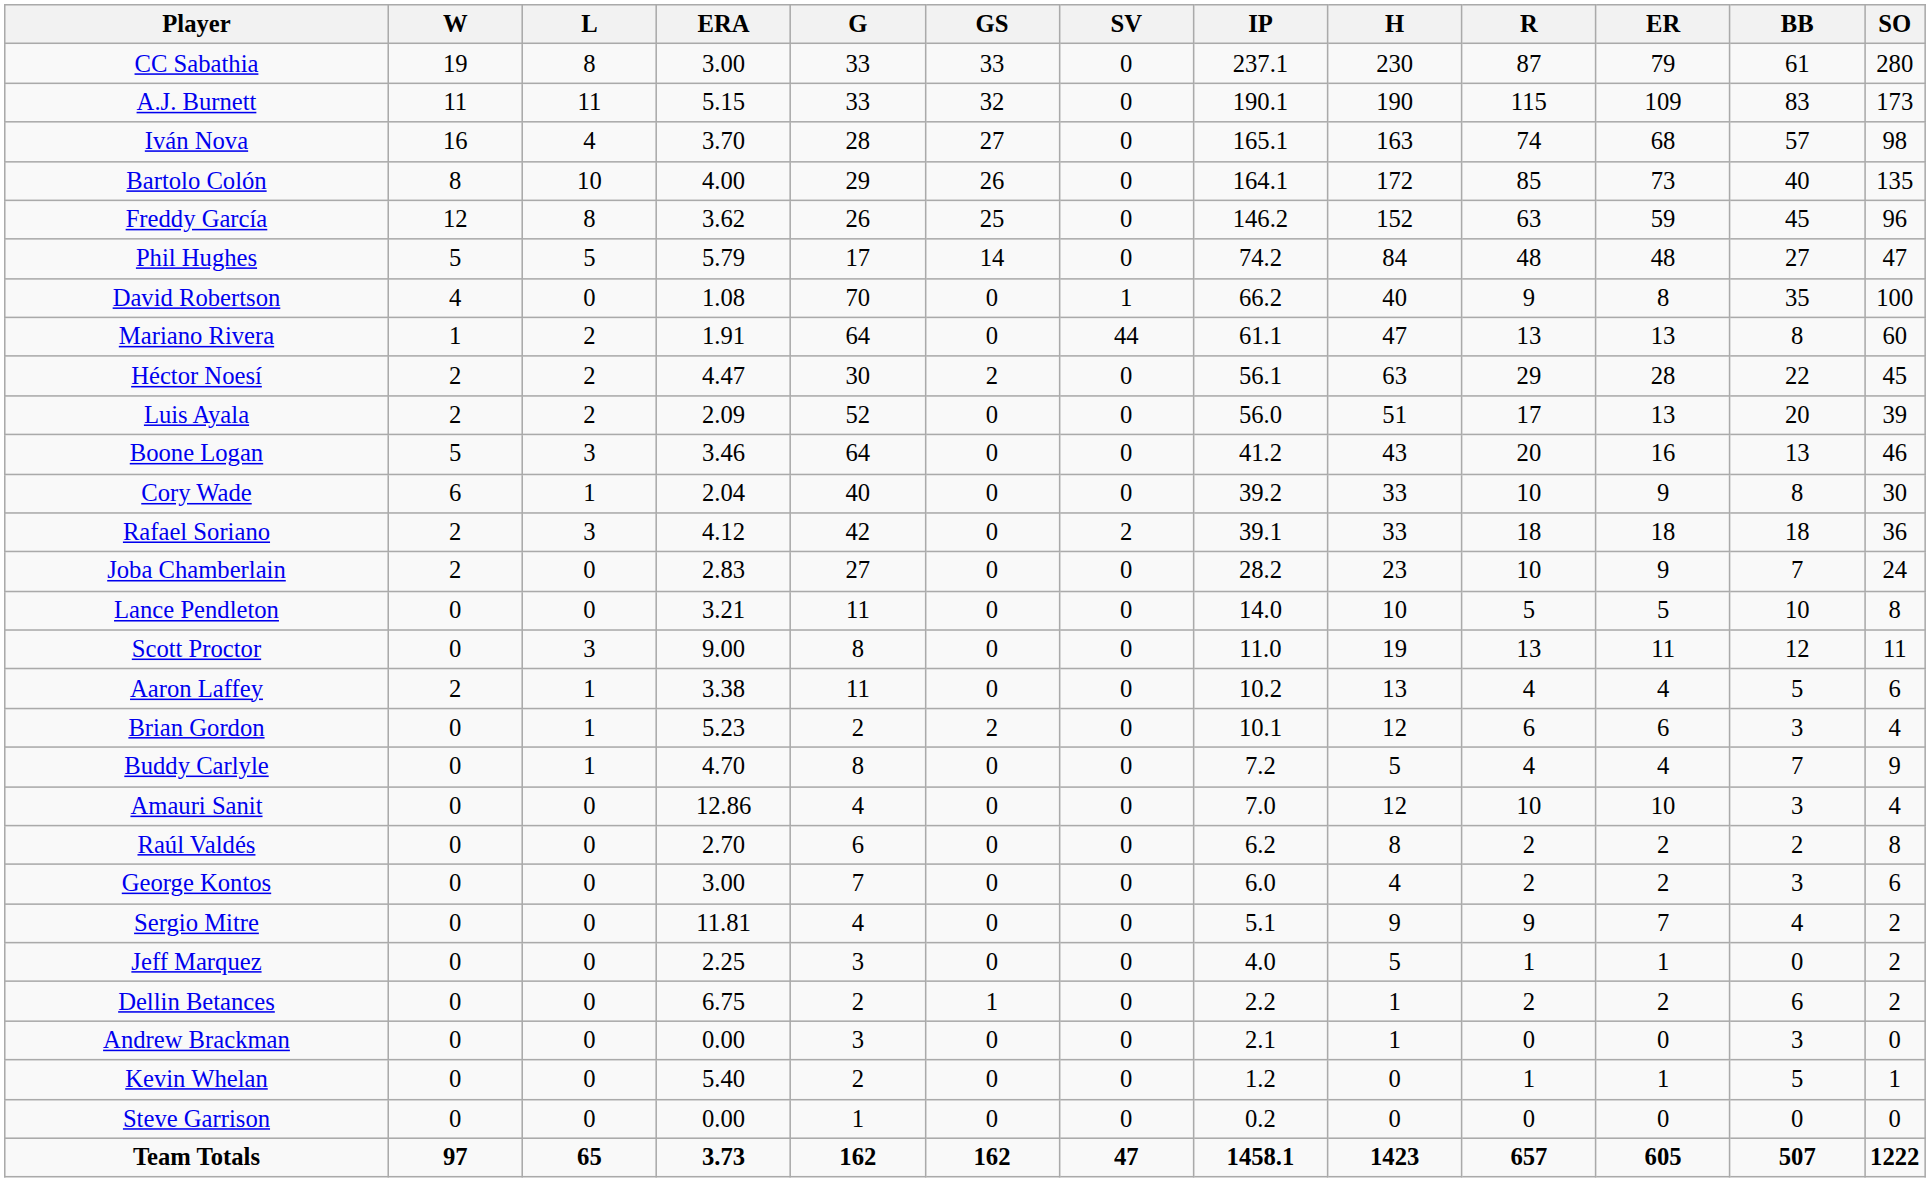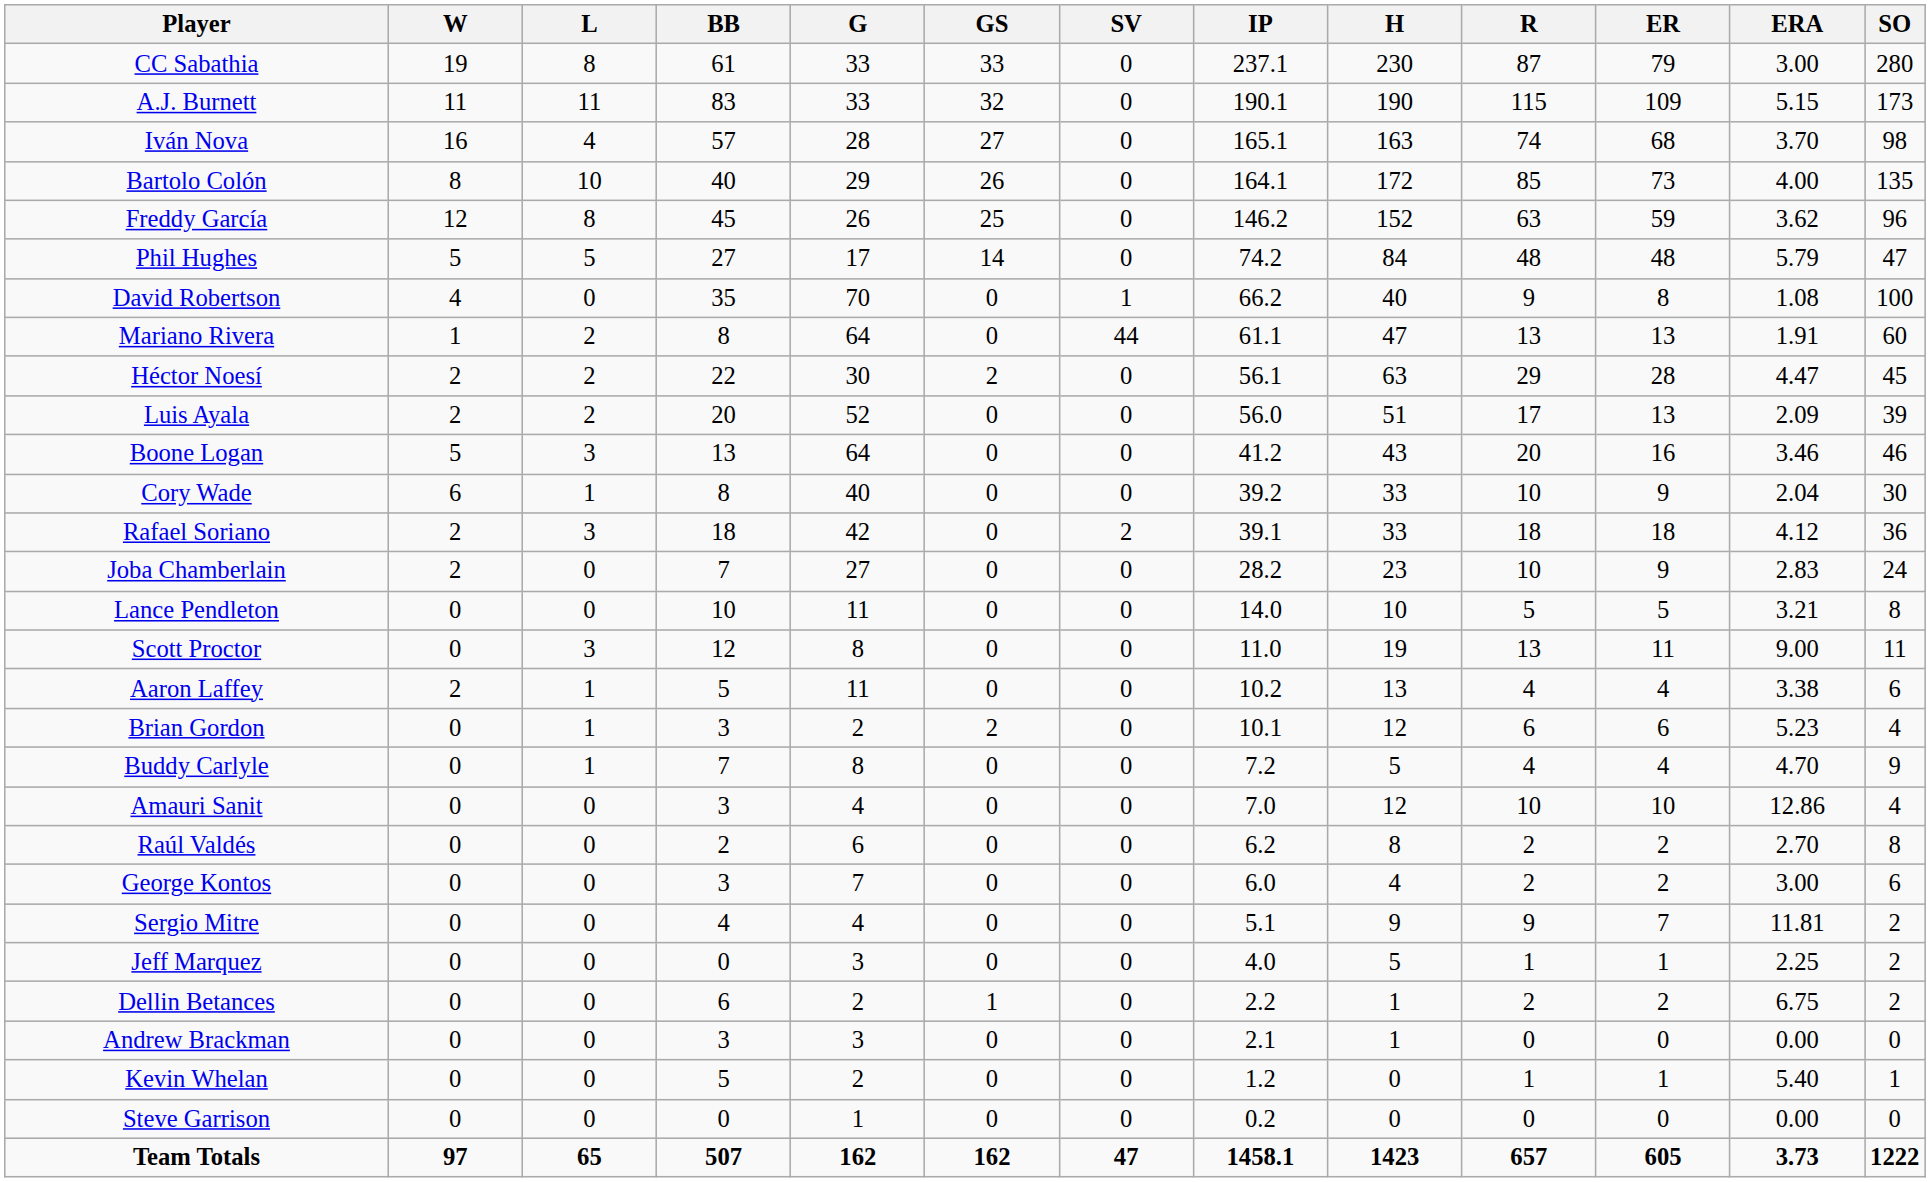columns swapped: (724, 24) <-> (1797, 24)
